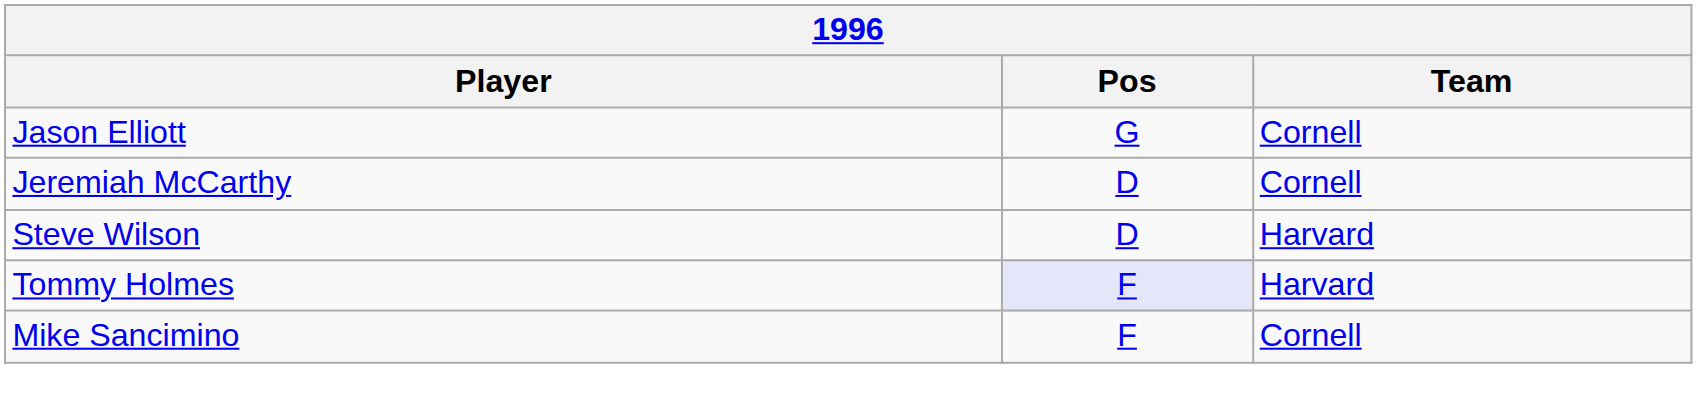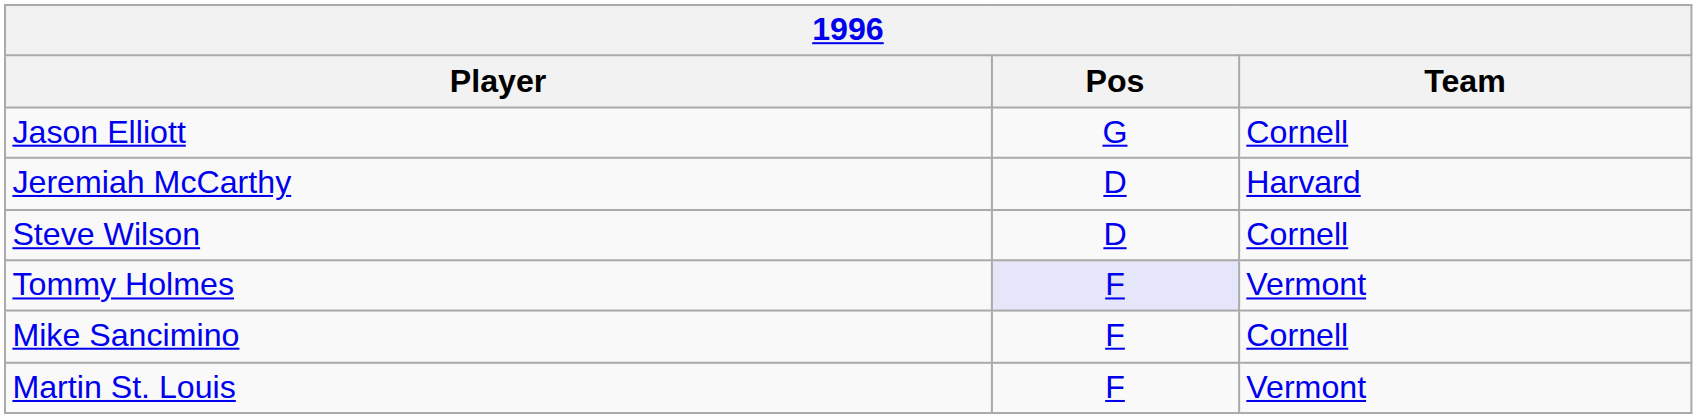(1311, 183) Cornell -> (1304, 183) Harvard
(1317, 234) Harvard -> (1297, 234) Cornell
(1317, 285) Harvard -> (1306, 285) Vermont
+ row: (124, 387)
